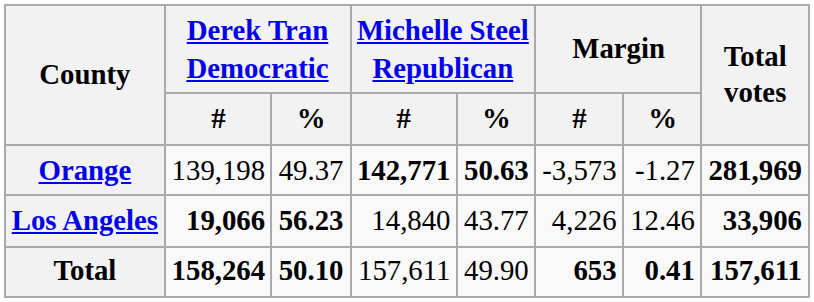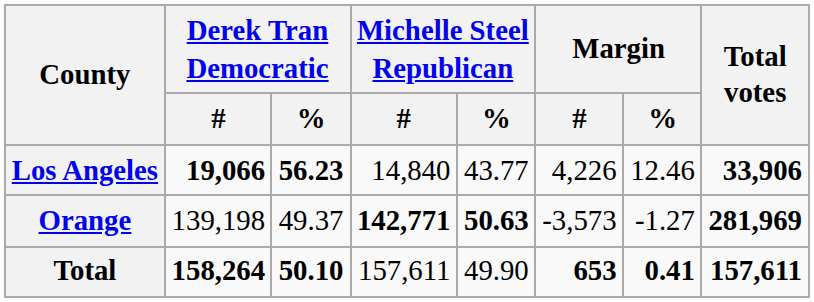rows swapped: (85, 220) <-> (85, 169)
